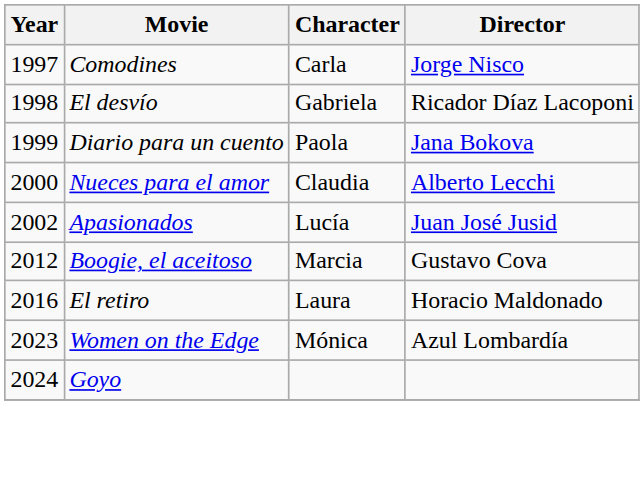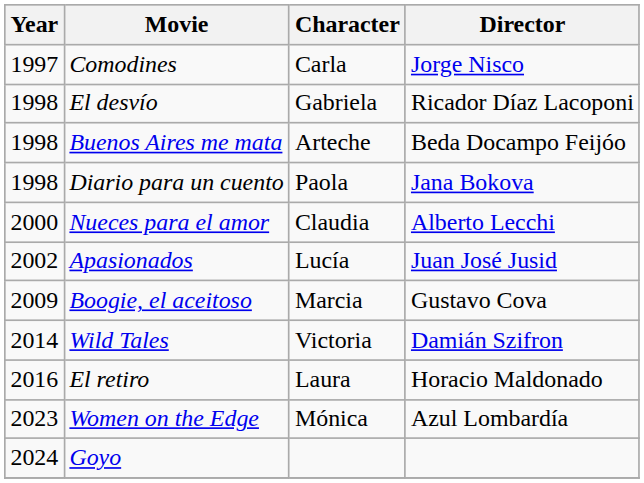+ row: (176, 142)
(34, 142) 1999 -> (34, 182) 1998
(34, 261) 2012 -> (34, 300) 2009
+ row: (119, 340)
